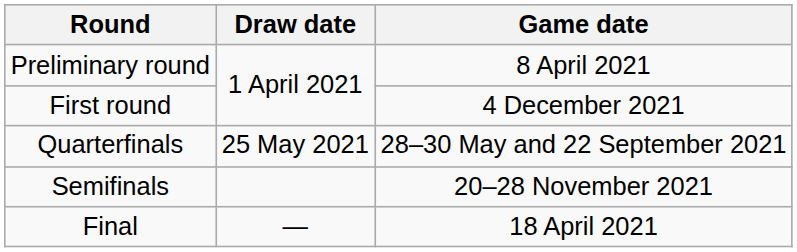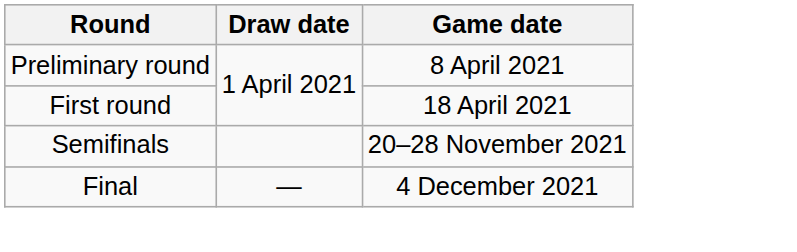(584, 105) 4 December 2021 -> (497, 105) 18 April 2021
- row: (110, 145)
(584, 226) 18 April 2021 -> (497, 186) 4 December 2021
